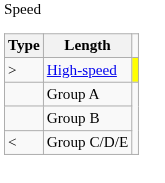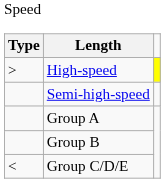+ row: (98, 94)
